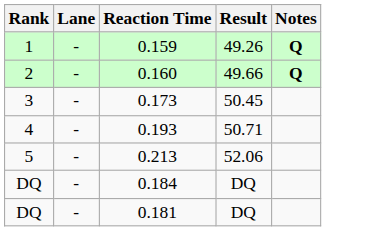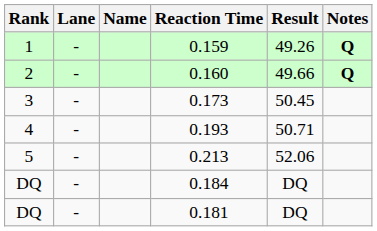+ column: (125, 18)
